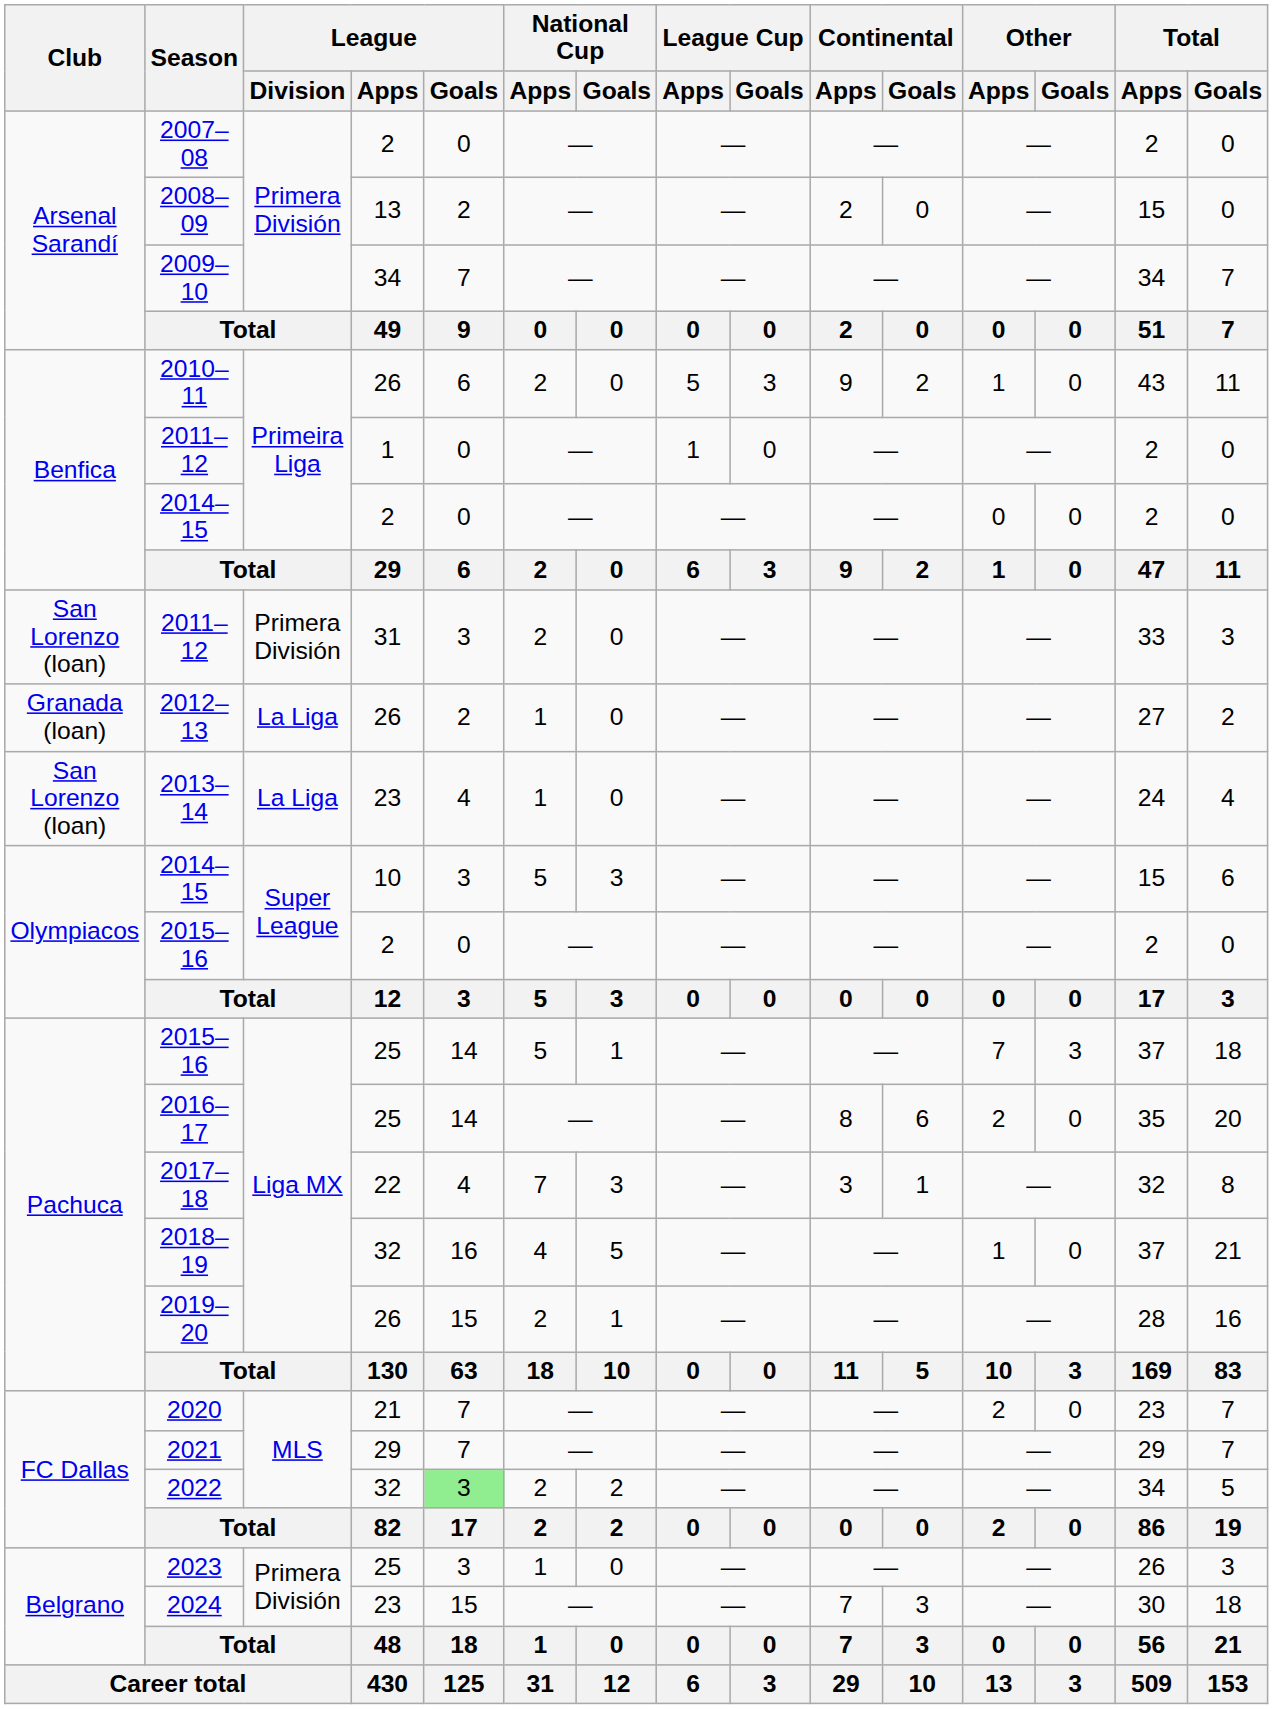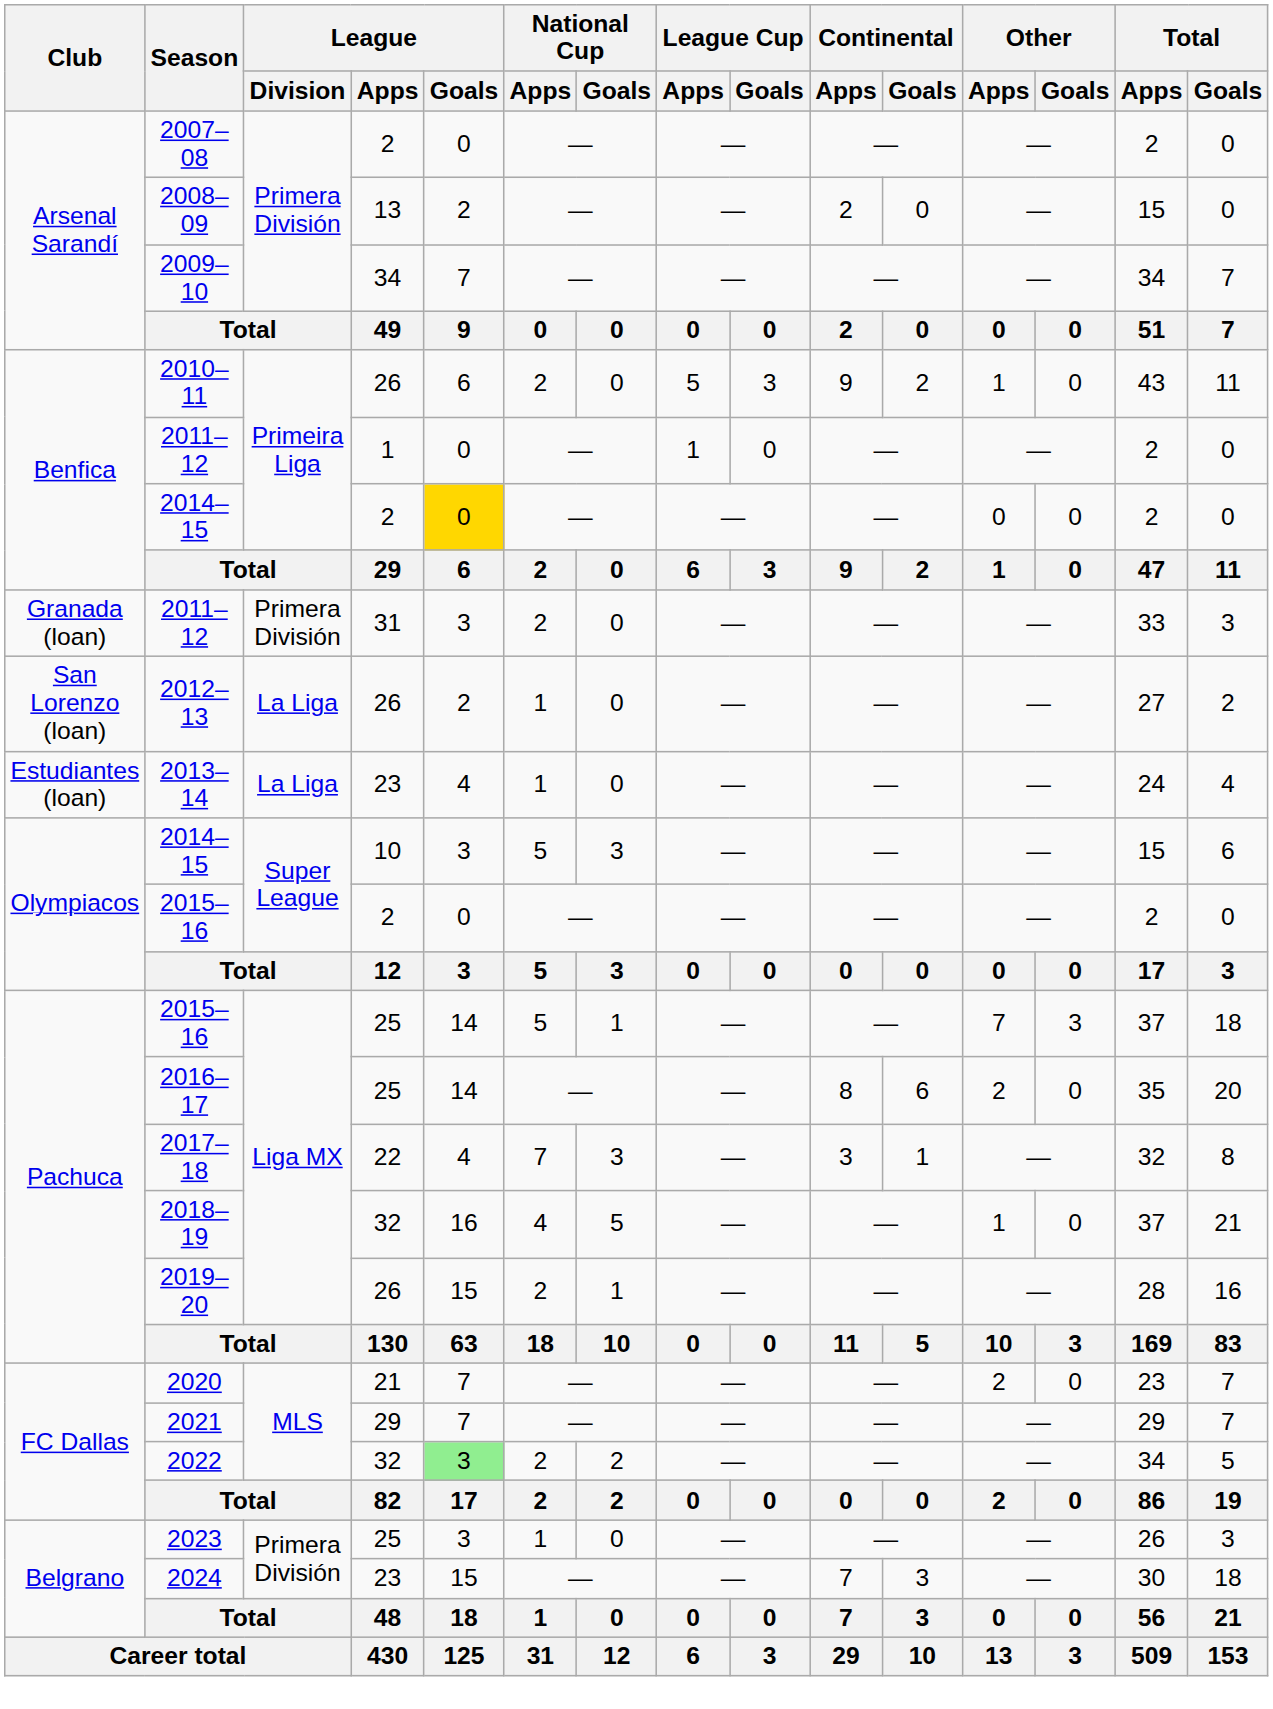(464, 516) no background -> (464, 516) gold background
(75, 636) San Lorenzo (loan) -> (75, 622) Granada (loan)
(75, 717) Granada (loan) -> (75, 703) San Lorenzo (loan)
(75, 797) San Lorenzo (loan) -> (75, 784) Estudiantes (loan)
